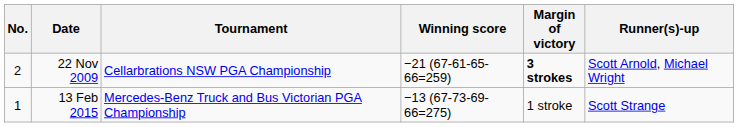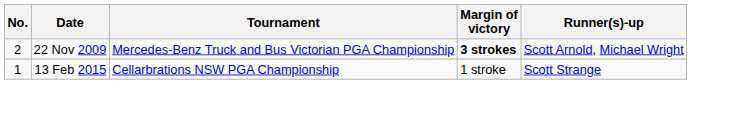- column: (463, 29)
(217, 71) Cellarbrations NSW PGA Championship -> (283, 49) Mercedes-Benz Truck and Bus Victorian PGA Championship
(233, 105) Mercedes-Benz Truck and Bus Victorian PGA Championship -> (226, 69) Cellarbrations NSW PGA Championship
